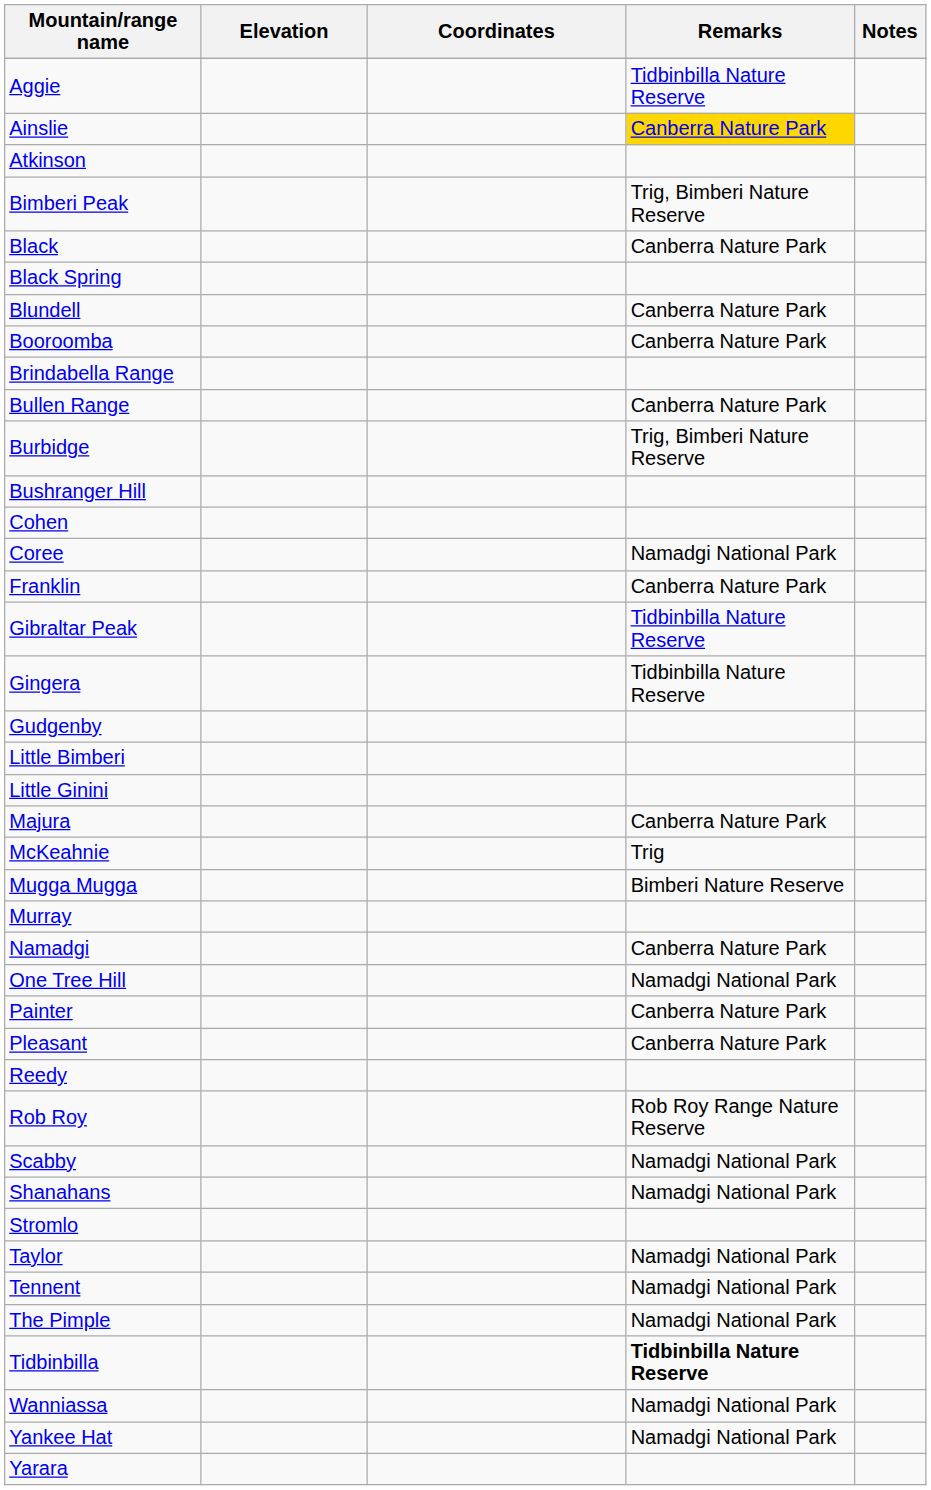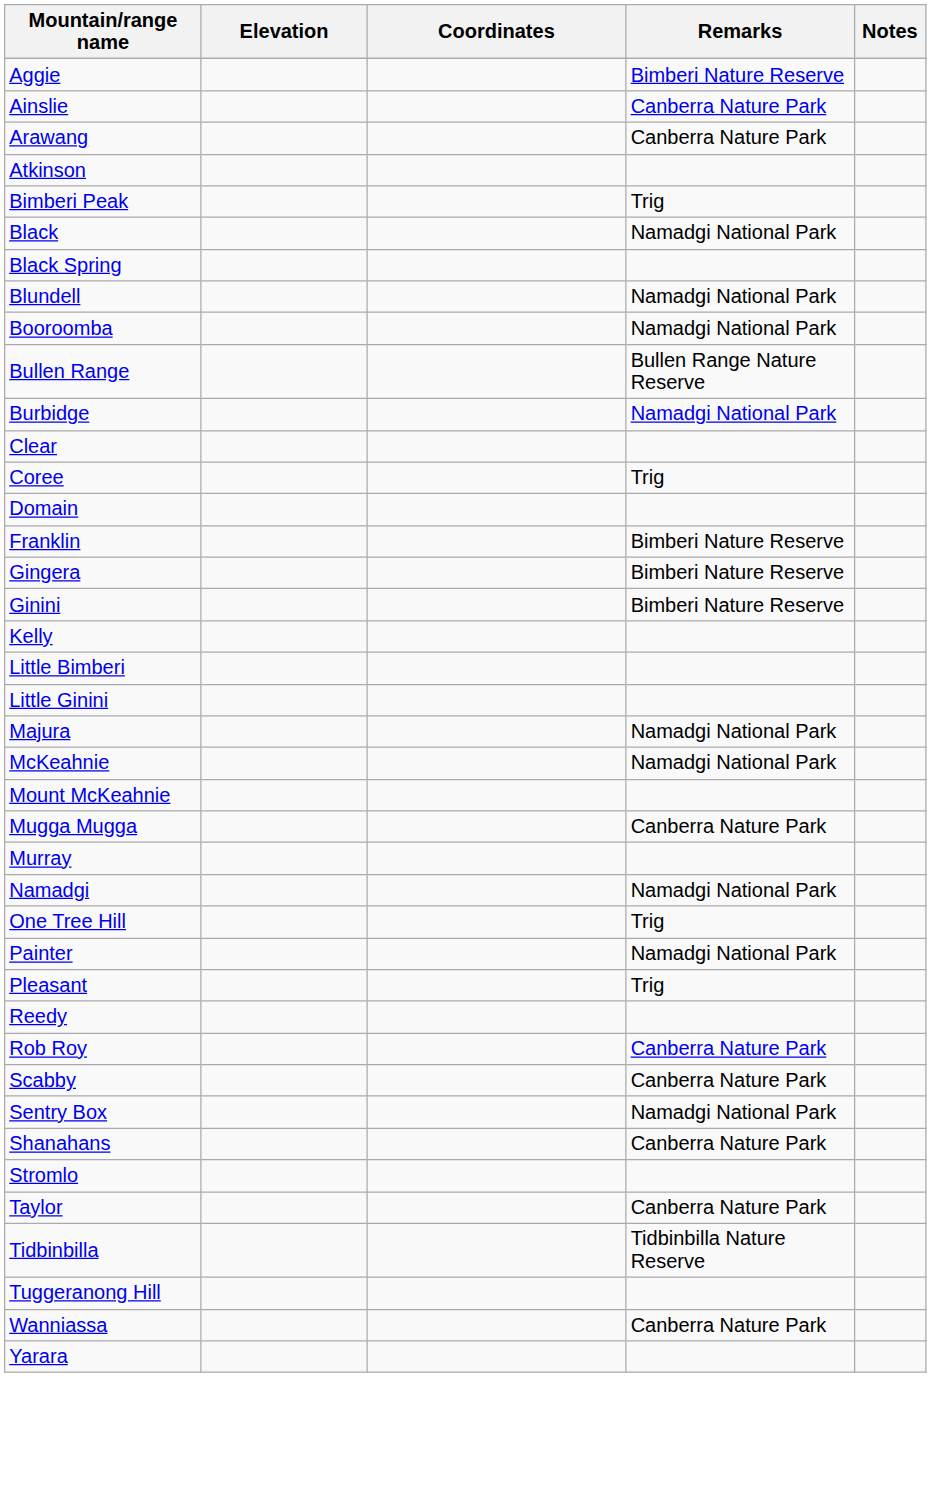(708, 85) Tidbinbilla Nature Reserve -> (737, 74) Bimberi Nature Reserve
(728, 128) gold background -> (728, 106) no background
+ row: (49, 138)
(720, 203) Trig, Bimberi Nature Reserve -> (647, 201) Trig
(728, 246) Canberra Nature Park -> (733, 233) Namadgi National Park
(728, 309) Canberra Nature Park -> (733, 296) Namadgi National Park
(728, 341) Canberra Nature Park -> (733, 328) Namadgi National Park
- row: (92, 373)
(728, 405) Canberra Nature Park -> (723, 371) Bullen Range Nature Reserve
(720, 448) Trig, Bimberi Nature Reserve -> (733, 414) Namadgi National Park
- row: (78, 490)
+ row: (33, 445)
- row: (39, 522)
(733, 554) Namadgi National Park -> (647, 477) Trig
+ row: (44, 509)
(728, 586) Canberra Nature Park -> (737, 541) Bimberi Nature Reserve
- row: (73, 629)
(708, 683) Tidbinbilla Nature Reserve -> (737, 572) Bimberi Nature Reserve
+ row: (35, 604)
- row: (55, 726)
+ row: (31, 636)
(728, 821) Canberra Nature Park -> (733, 731) Namadgi National Park
(647, 853) Trig -> (733, 763) Namadgi National Park
+ row: (90, 794)
(737, 884) Bimberi Nature Reserve -> (728, 826) Canberra Nature Park
(728, 948) Canberra Nature Park -> (733, 890) Namadgi National Park
(733, 980) Namadgi National Park -> (647, 921) Trig
(728, 1011) Canberra Nature Park -> (733, 953) Namadgi National Park
(728, 1043) Canberra Nature Park -> (647, 985) Trig
(735, 1118) Rob Roy Range Nature Reserve -> (728, 1048) Canberra Nature Park
(733, 1161) Namadgi National Park -> (728, 1080) Canberra Nature Park
+ row: (58, 1112)
(733, 1192) Namadgi National Park -> (728, 1143) Canberra Nature Park
(733, 1256) Namadgi National Park -> (728, 1207) Canberra Nature Park
- row: (45, 1288)
- row: (60, 1319)
(715, 1362) bold -> (708, 1250) normal
+ row: (85, 1293)
(733, 1405) Namadgi National Park -> (728, 1324) Canberra Nature Park
- row: (61, 1437)
